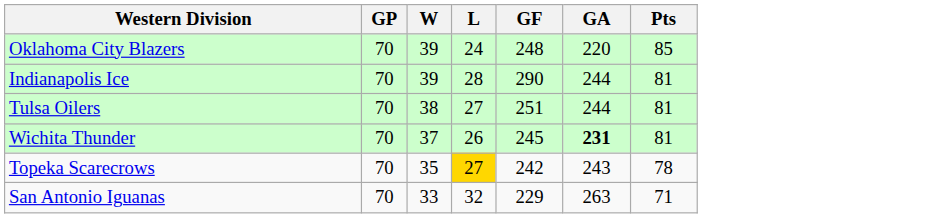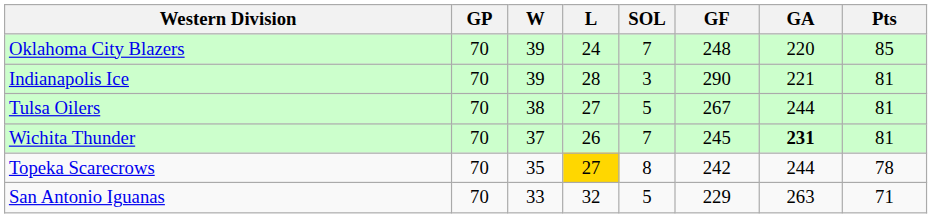+ column: (647, 19)
(596, 78) 244 -> (801, 78) 221
(529, 108) 251 -> (717, 108) 267
(596, 167) 243 -> (801, 167) 244
